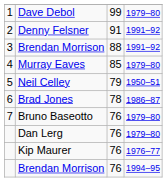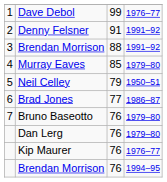(143, 13) 1979–80 -> (143, 13) 1976–77
(115, 99) 78 -> (115, 99) 77
